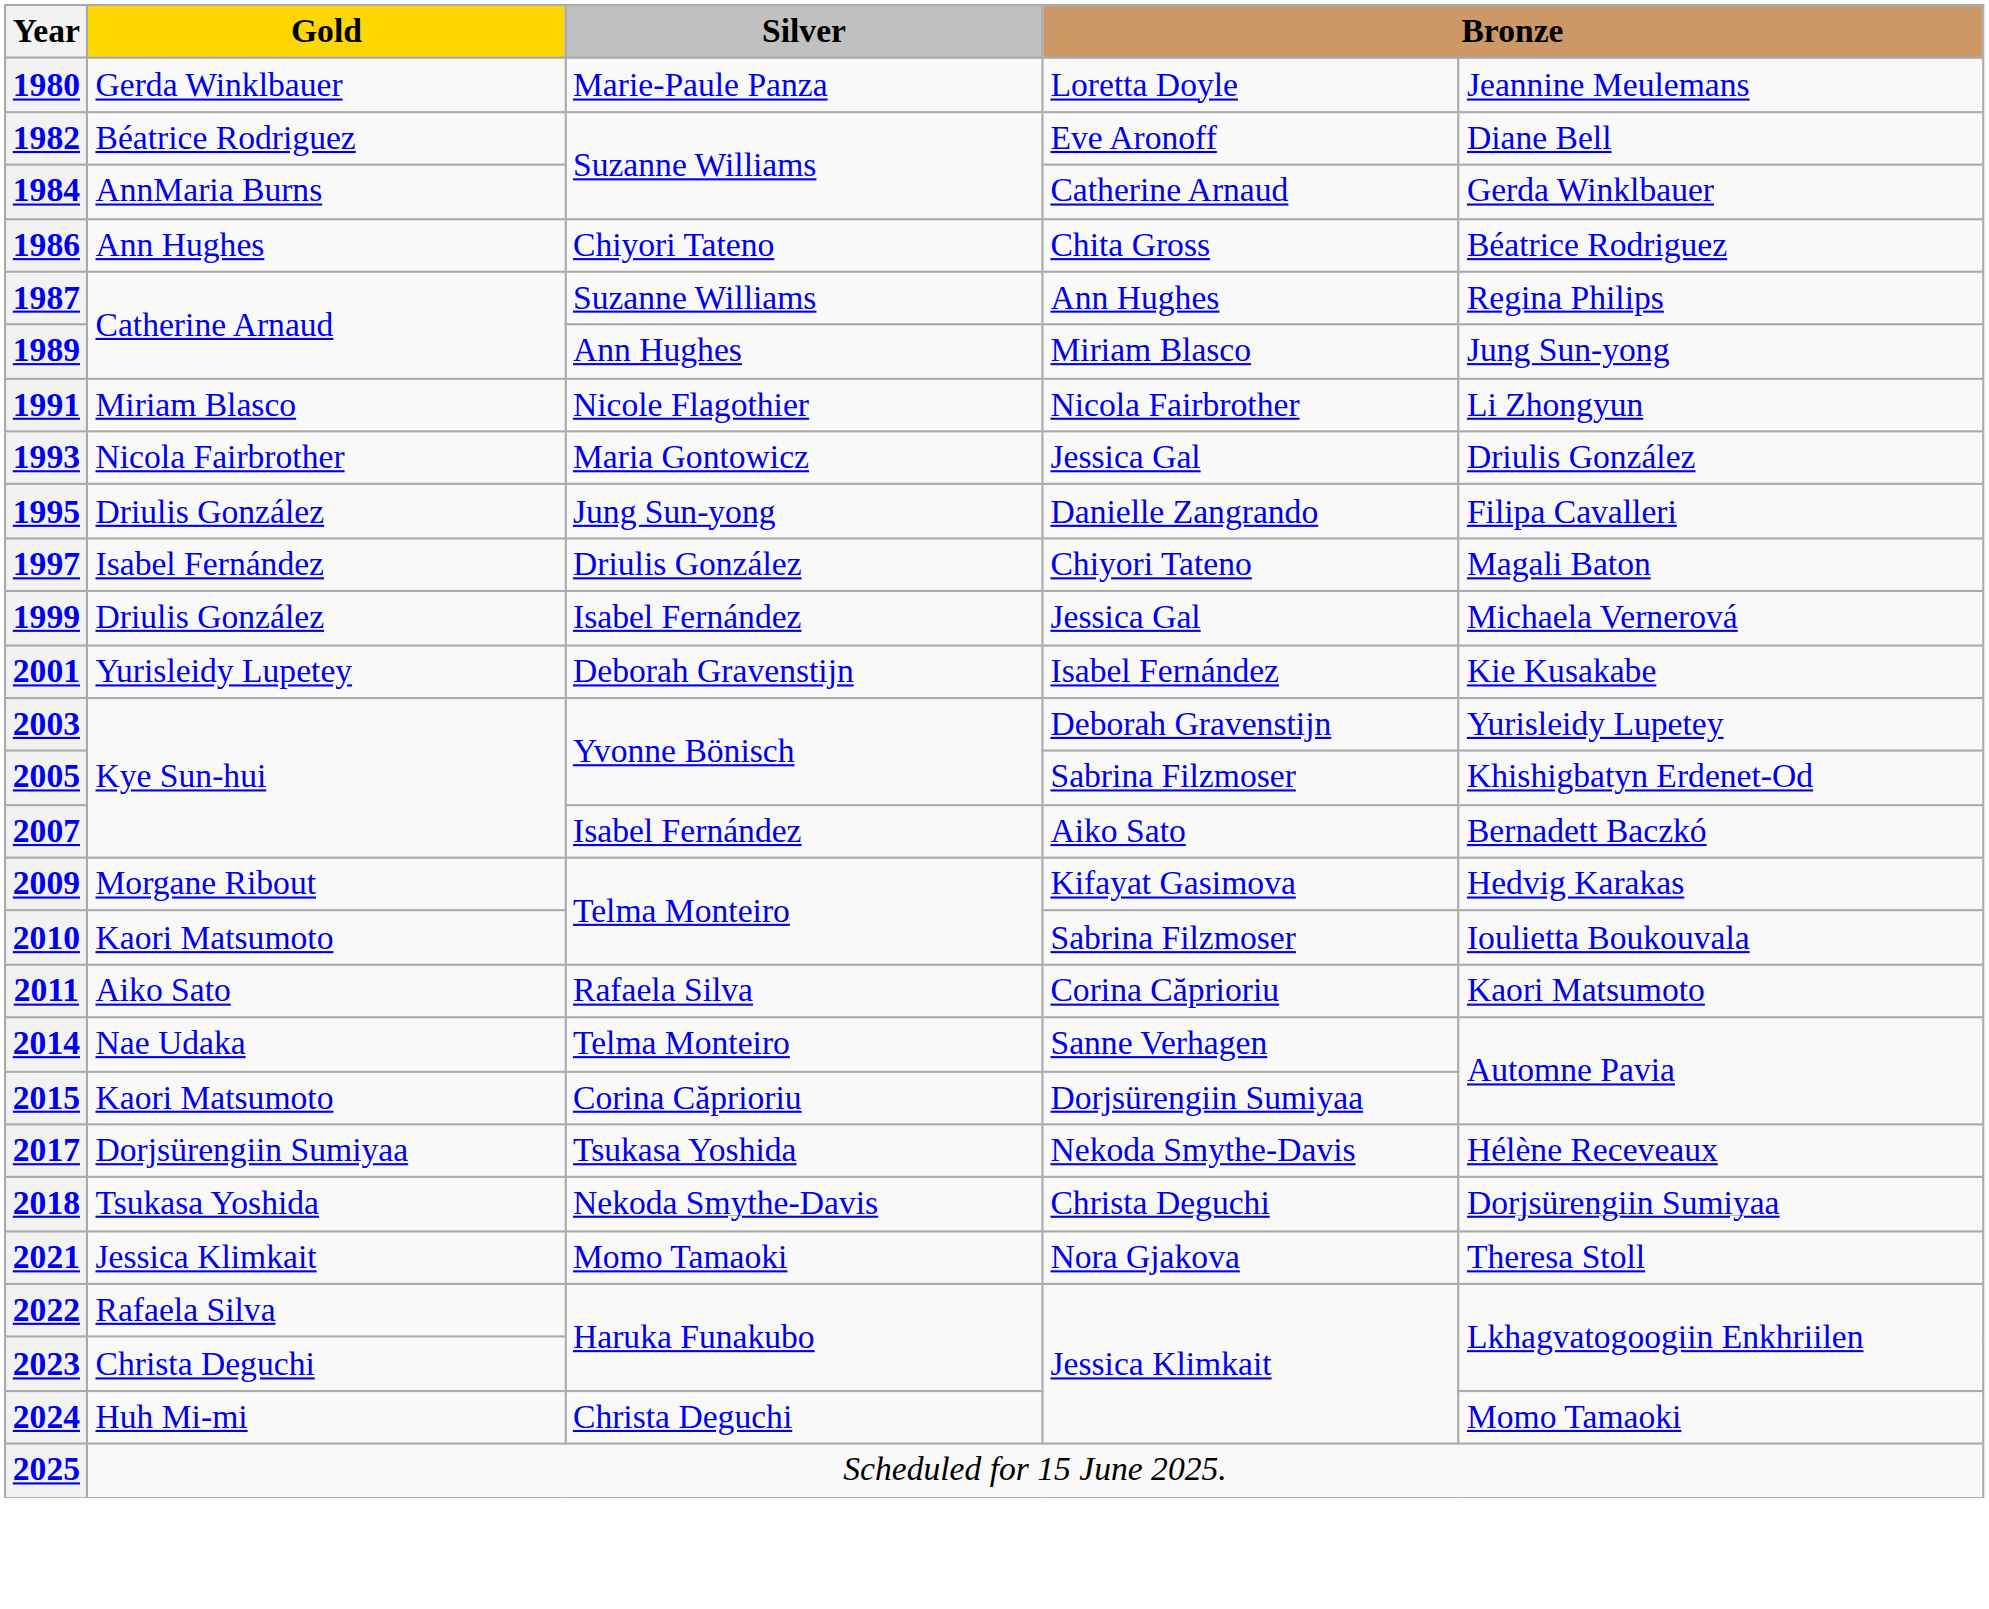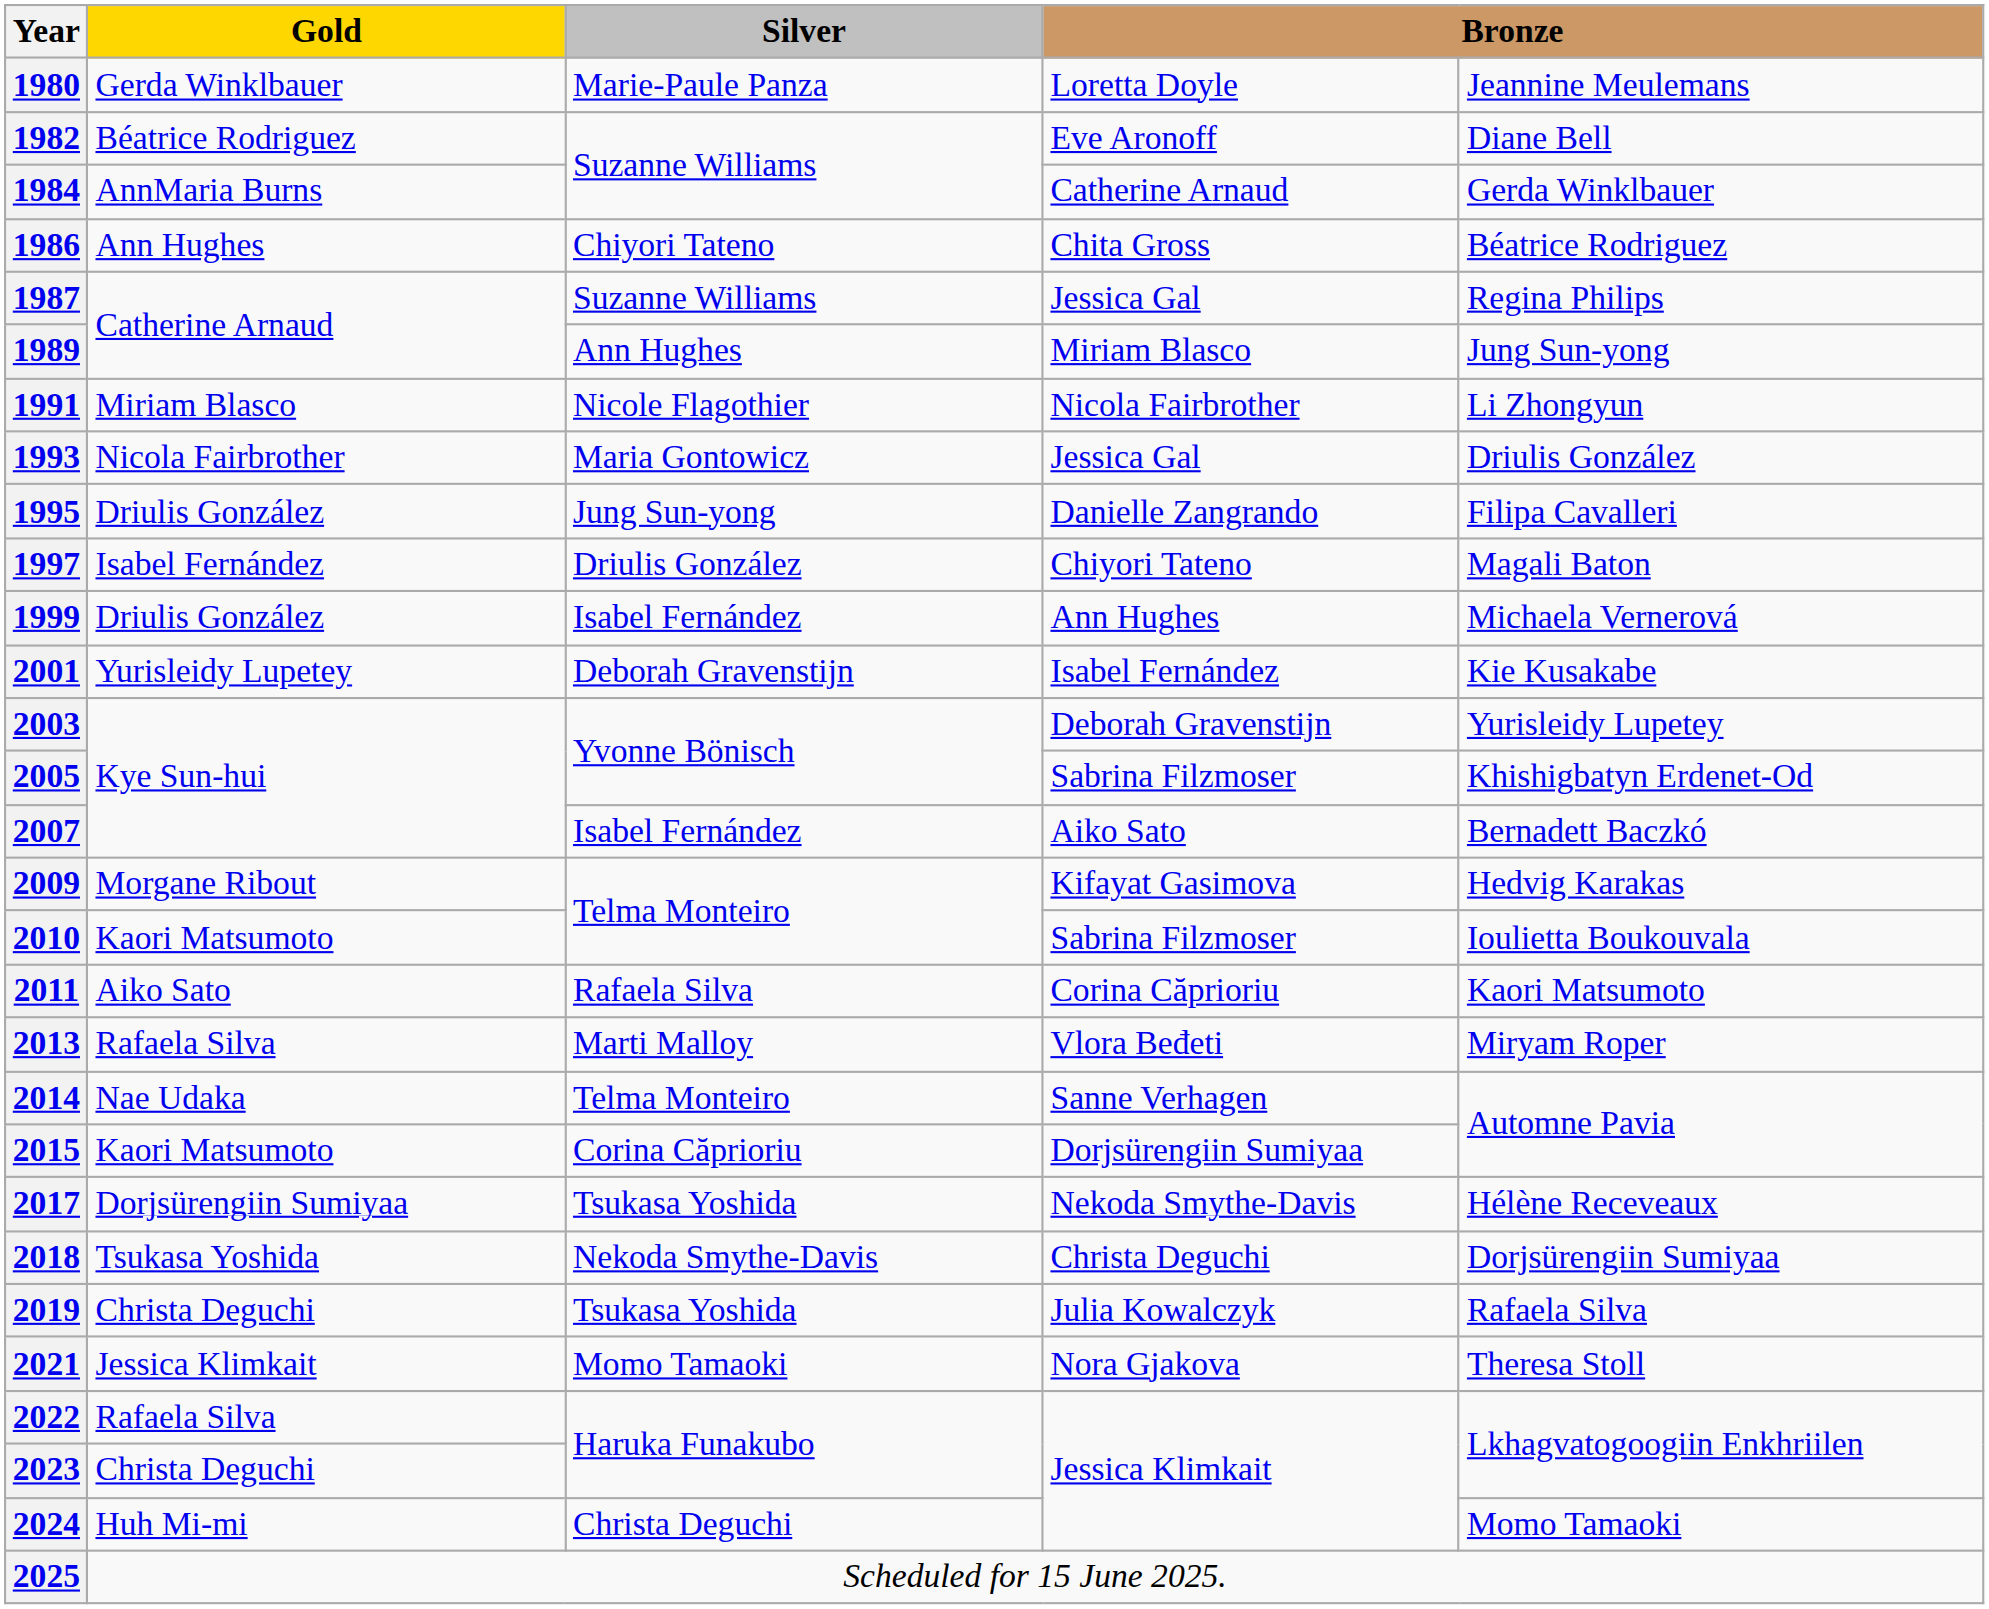(1135, 297) Ann Hughes -> (1126, 297) Jessica Gal
(1126, 617) Jessica Gal -> (1135, 617) Ann Hughes
+ row: (46, 1043)
+ row: (46, 1310)
